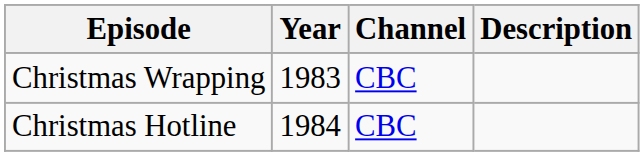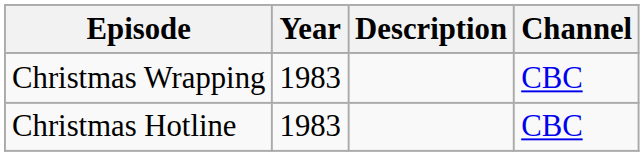columns swapped: (411, 28) <-> (556, 28)
(310, 126) 1984 -> (310, 126) 1983
